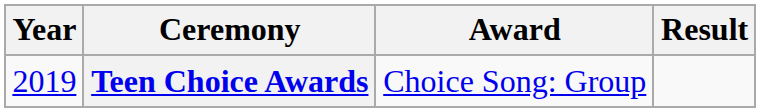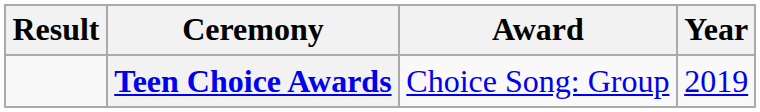columns swapped: (44, 29) <-> (705, 29)
